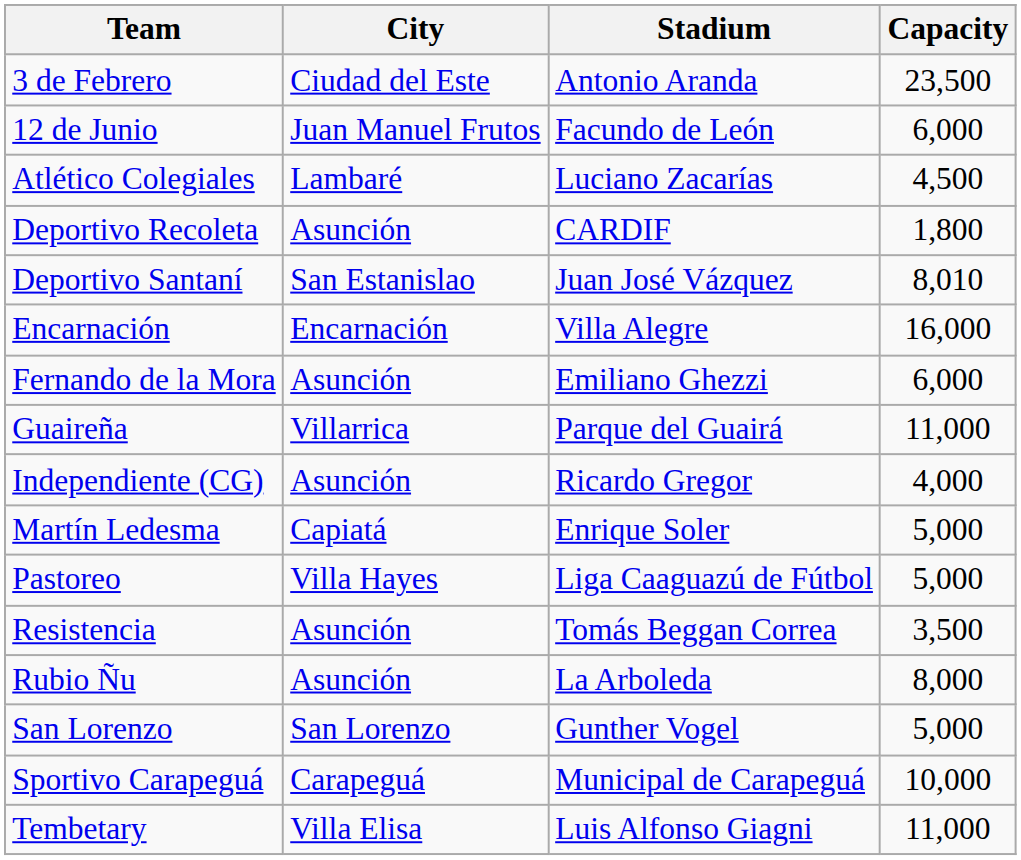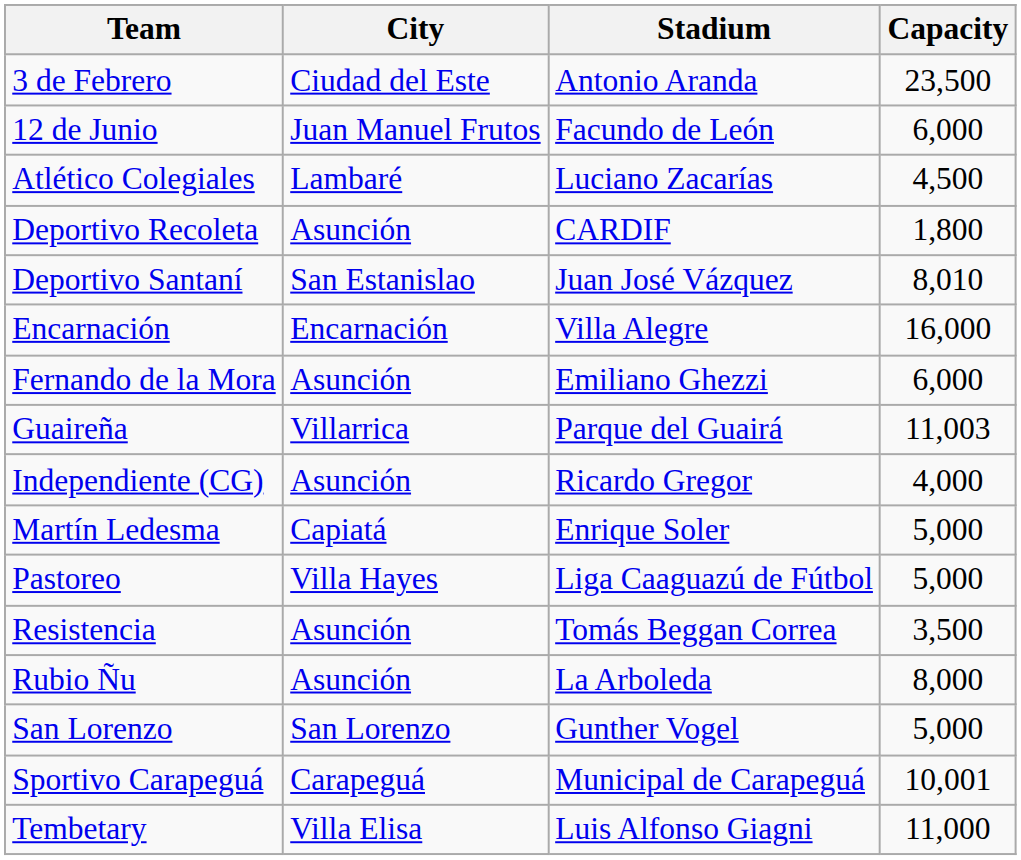(948, 429) 11,000 -> (948, 429) 11,003
(948, 779) 10,000 -> (948, 779) 10,001
